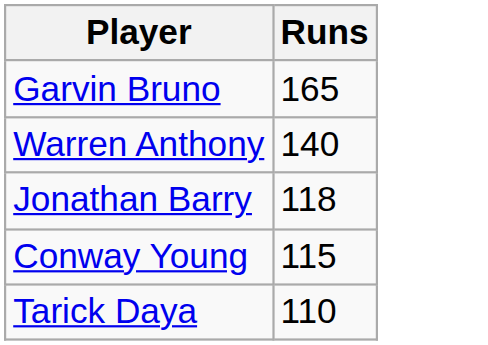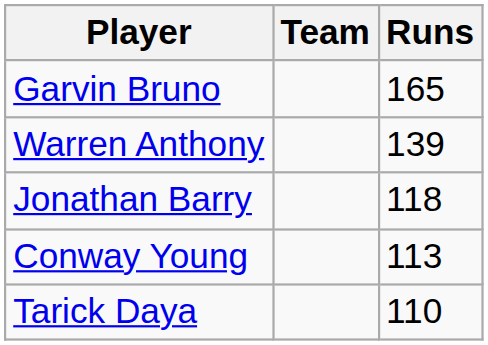+ column: (325, 32)
(310, 144) 140 -> (415, 144) 139
(309, 255) 115 -> (414, 255) 113
